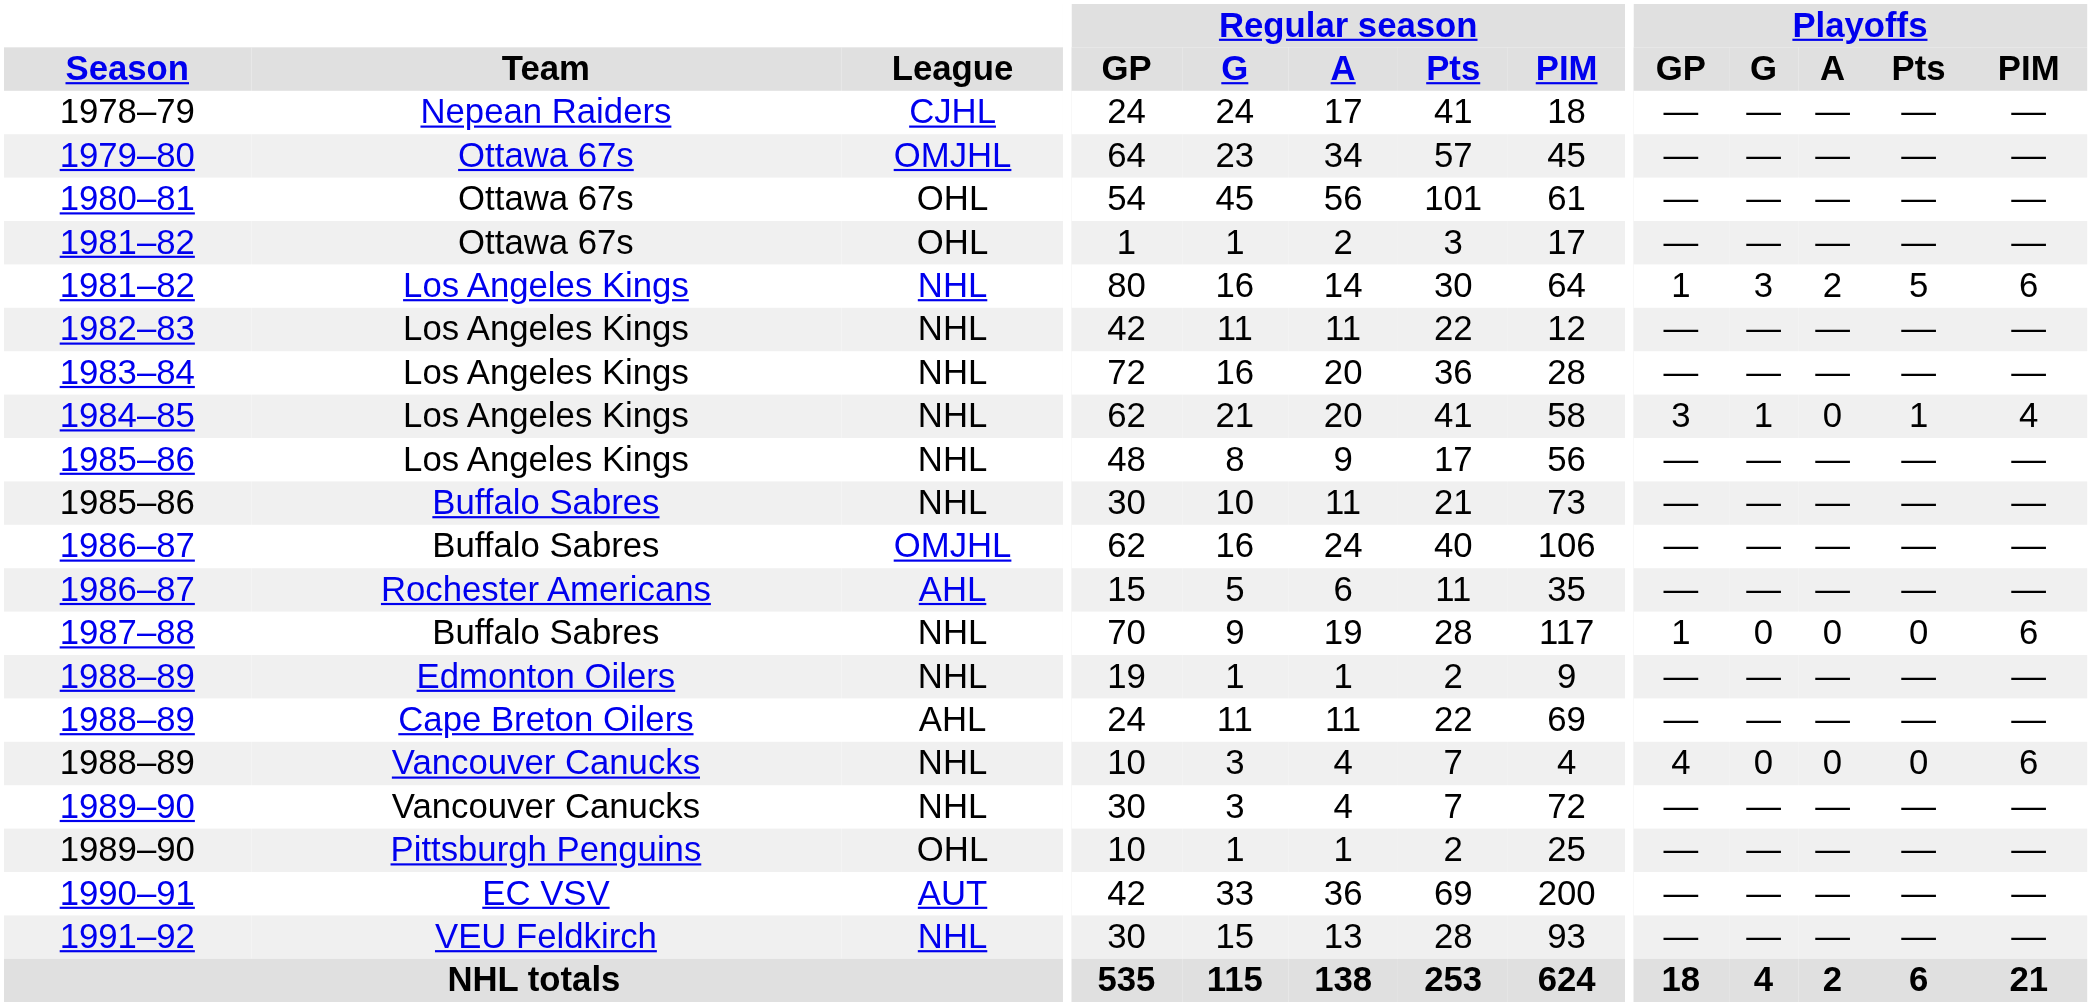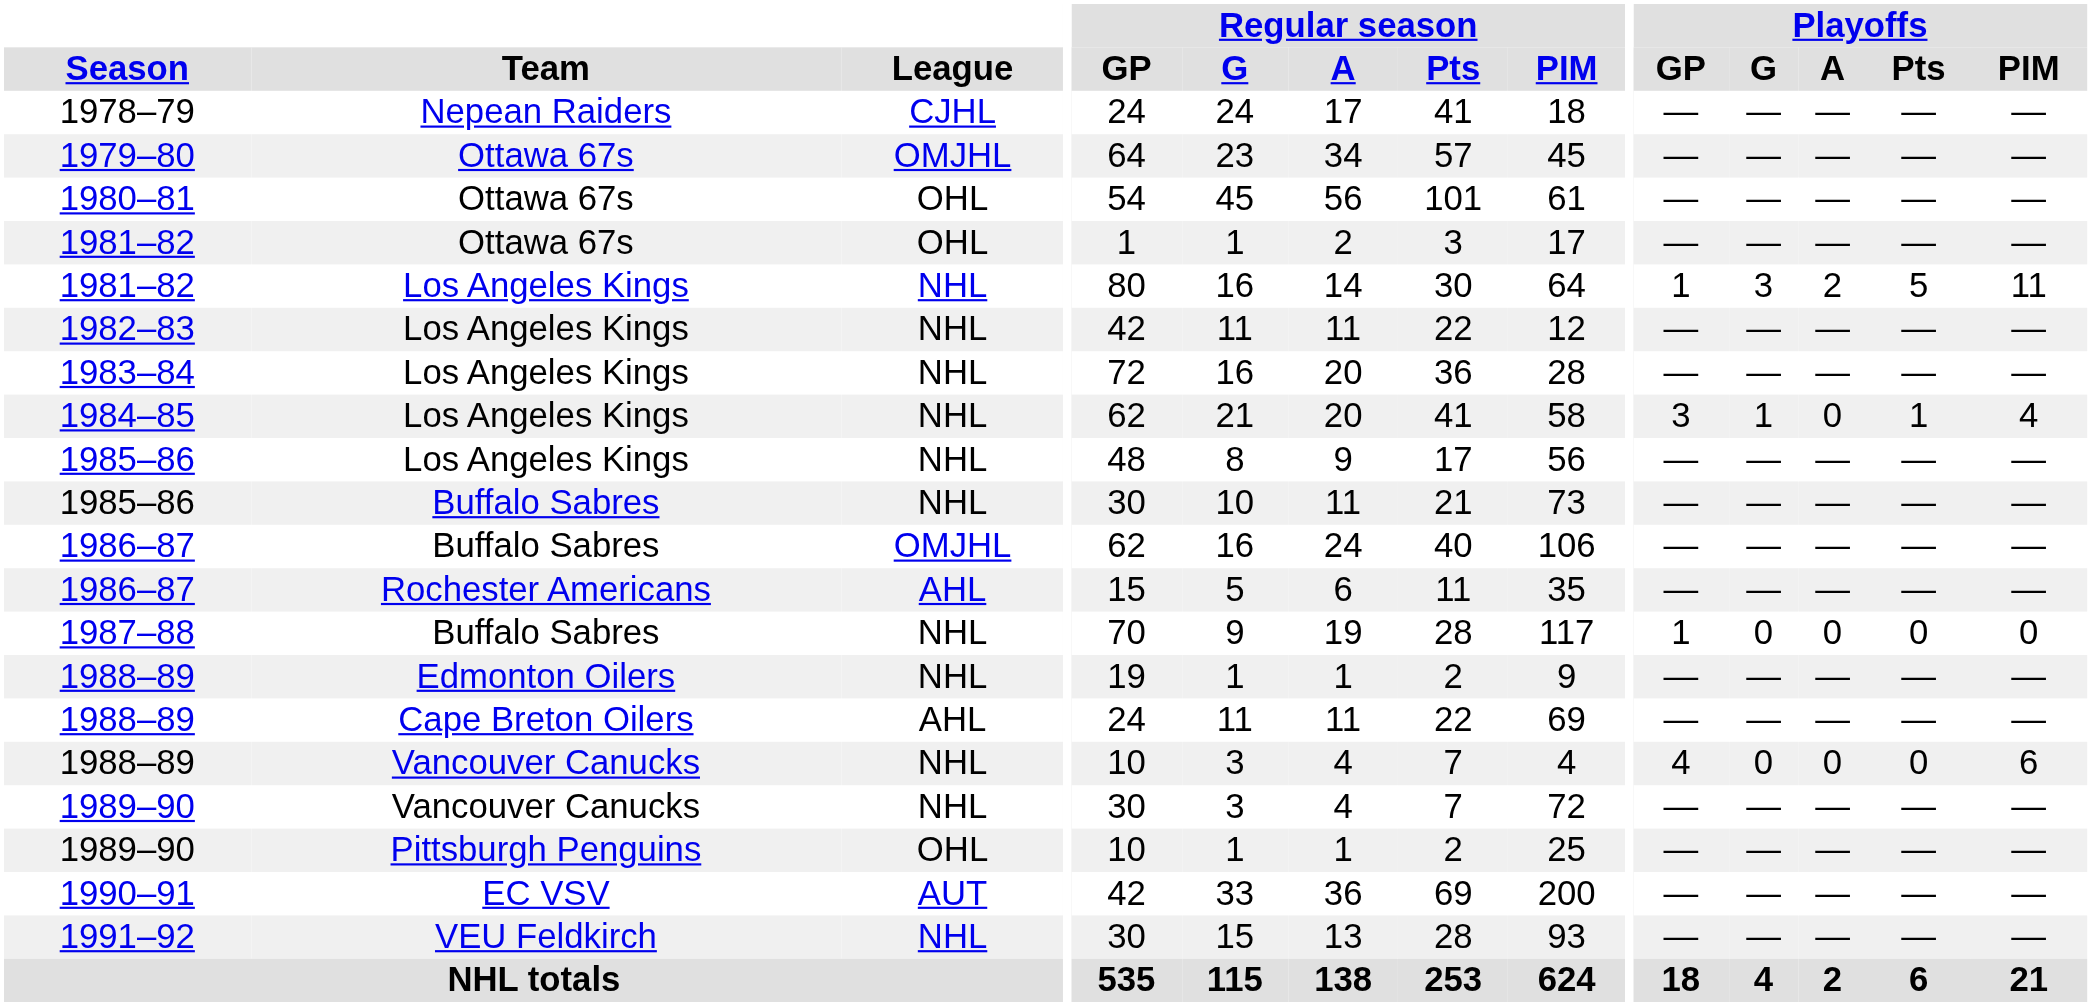(2029, 285) 6 -> (2029, 285) 11
(2029, 632) 6 -> (2029, 632) 0
